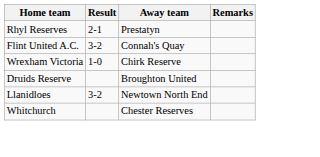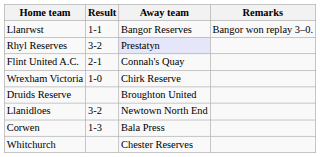+ row: (25, 29)
(95, 29) 2-1 -> (95, 45) 3-2
(140, 29) no background -> (140, 45) lavender background
(95, 45) 3-2 -> (95, 62) 2-1
+ row: (23, 128)
